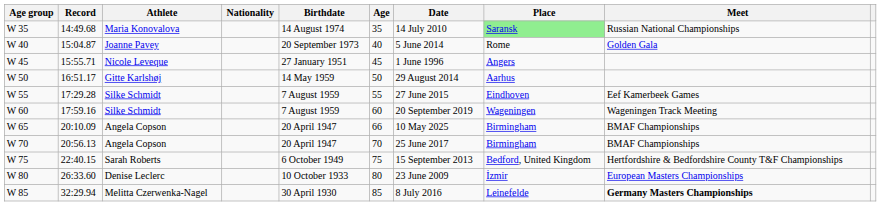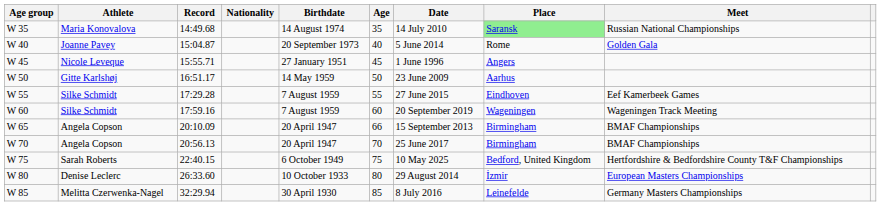columns swapped: (80, 13) <-> (162, 13)
(427, 78) 29 August 2014 -> (422, 78) 23 June 2009
(422, 127) 10 May 2025 -> (434, 127) 15 September 2013
(434, 160) 15 September 2013 -> (422, 160) 10 May 2025
(422, 176) 23 June 2009 -> (427, 176) 29 August 2014
(680, 193) bold -> (675, 193) normal
